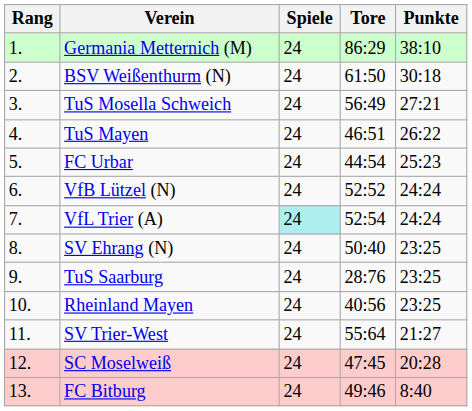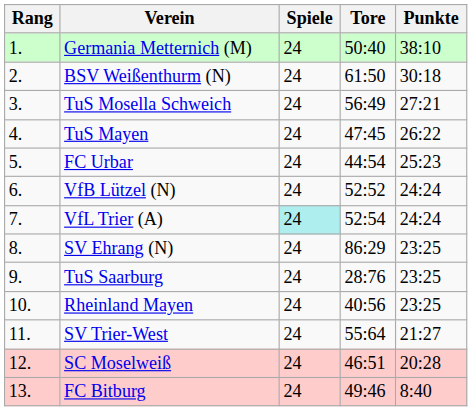(365, 47) 86:29 -> (365, 47) 50:40
(365, 133) 46:51 -> (365, 133) 47:45
(365, 248) 50:40 -> (365, 248) 86:29
(365, 362) 47:45 -> (365, 362) 46:51
